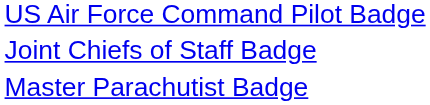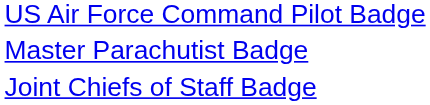rows swapped: (156, 87) <-> (161, 50)
